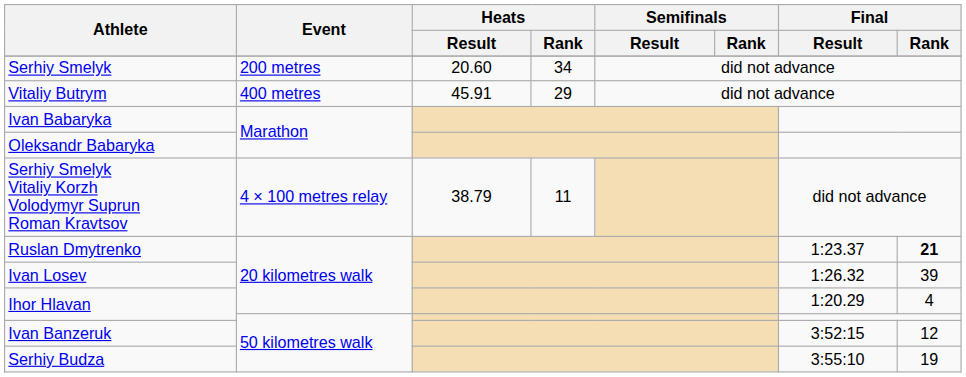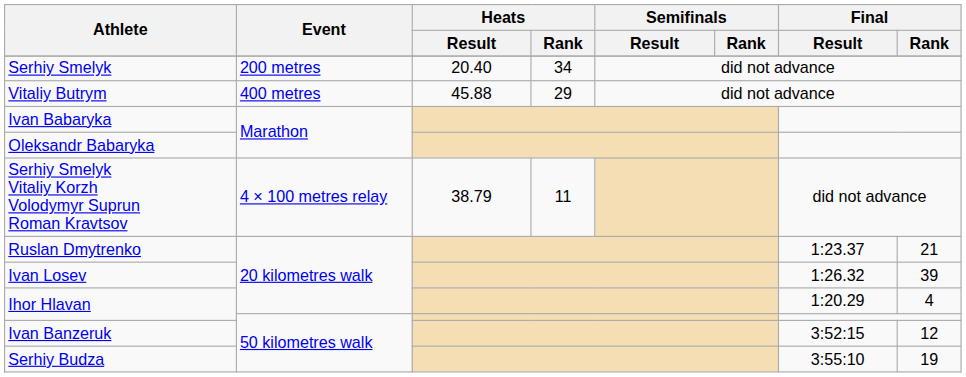(471, 69) 20.60 -> (471, 69) 20.40
(471, 94) 45.91 -> (471, 94) 45.88
(929, 250) bold -> (929, 250) normal
